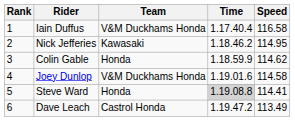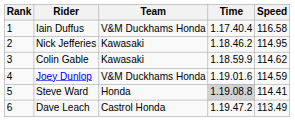(116, 60) Honda -> (122, 60) Kawasaki
(272, 76) 114.58 -> (272, 76) 114.59
